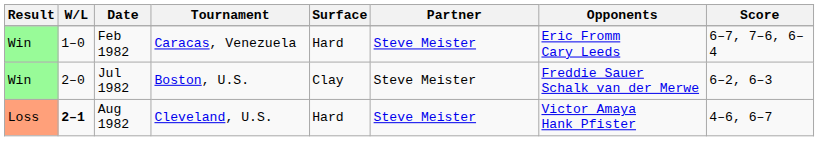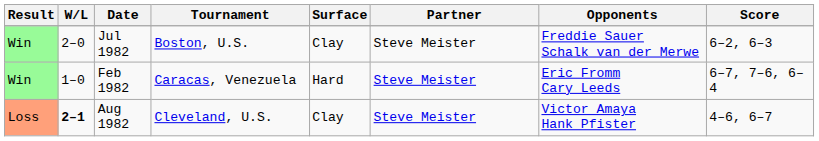rows swapped: (113, 44) <-> (113, 81)
(328, 117) Hard -> (328, 117) Clay
